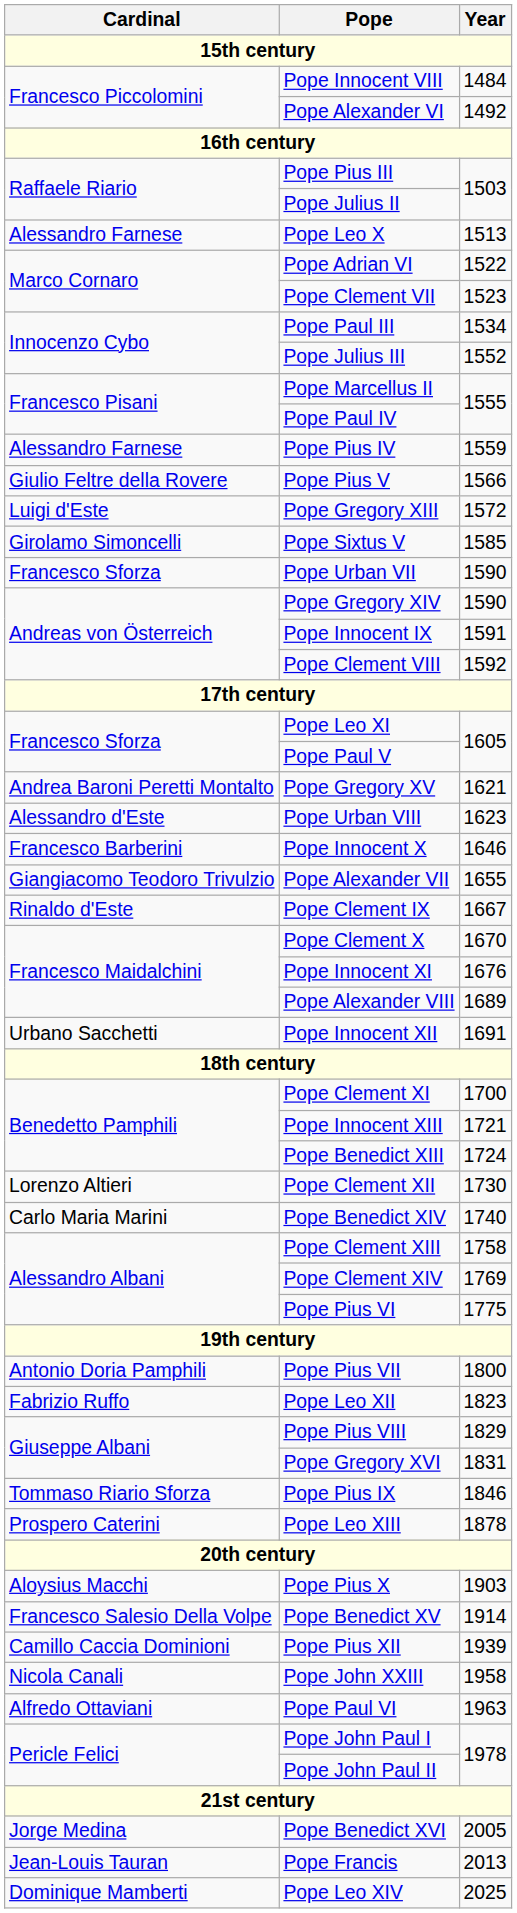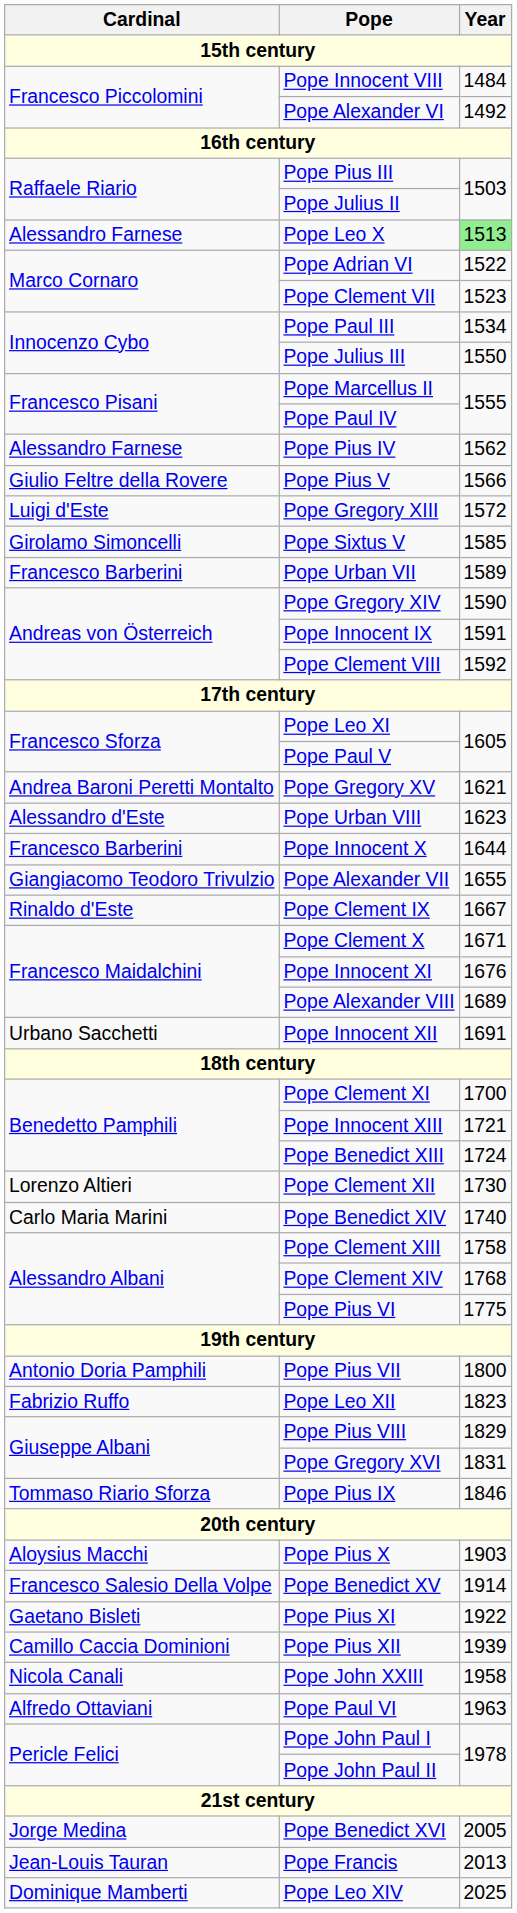(485, 234) no background -> (485, 234) lightgreen background
(485, 357) 1552 -> (485, 357) 1550
(485, 449) 1559 -> (485, 449) 1562
(85, 572) Francesco Sforza -> (96, 572) Francesco Barberini
(485, 572) 1590 -> (485, 572) 1589
(485, 848) 1646 -> (485, 848) 1644
(485, 940) 1670 -> (485, 940) 1671
(485, 1278) 1769 -> (485, 1278) 1768
- row: (342, 1524)
+ row: (339, 1616)
